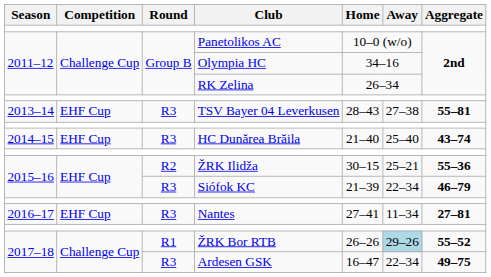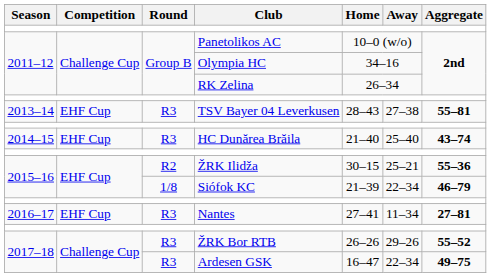(169, 186) R3 -> (169, 186) 1/8
(169, 241) R1 -> (169, 241) R3
(402, 241) lightblue background -> (402, 241) no background
